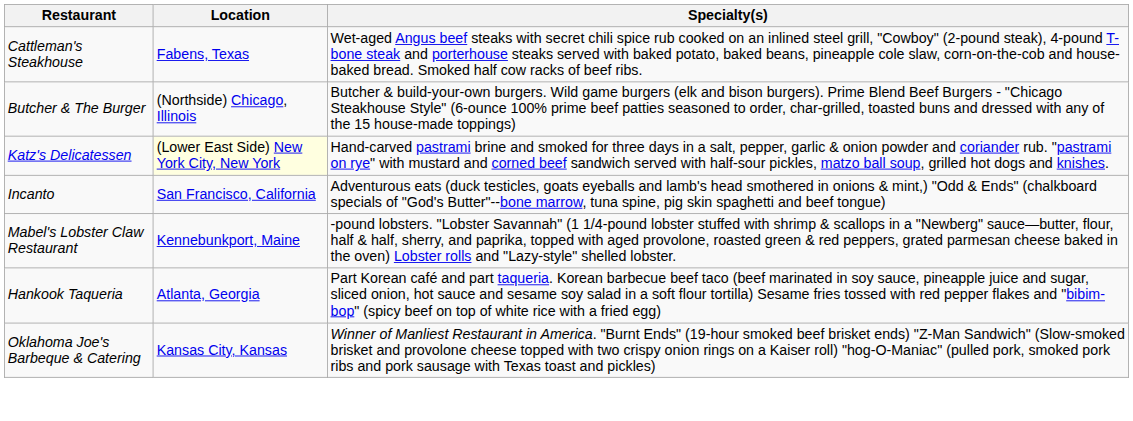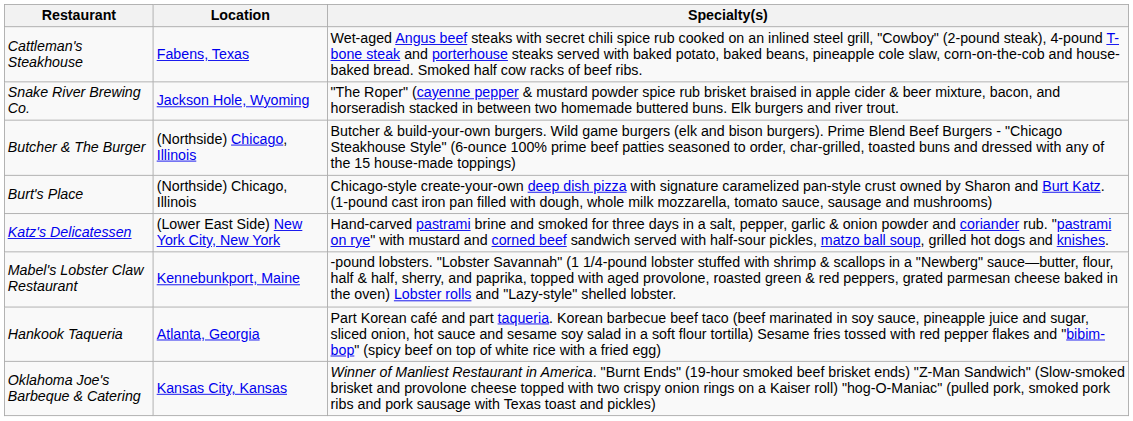+ row: (74, 101)
+ row: (45, 194)
(230, 155) lightyellow background -> (230, 232) no background
- row: (31, 194)
